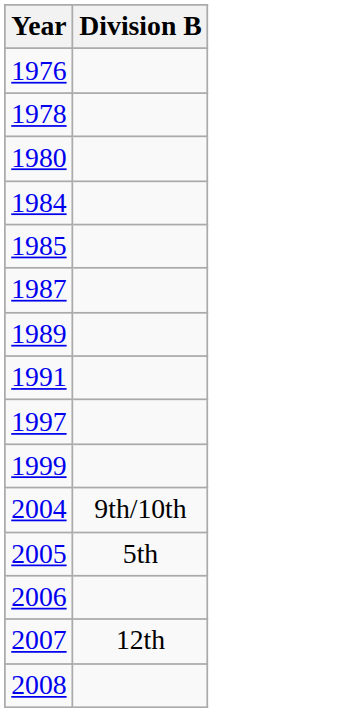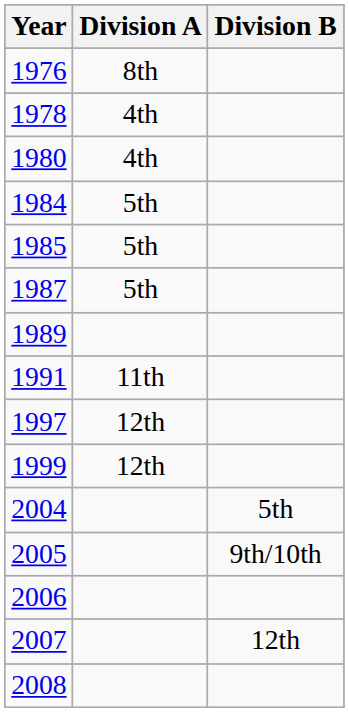+ column: (141, 26)
(141, 509) 9th/10th -> (276, 509) 5th
(140, 553) 5th -> (276, 553) 9th/10th
